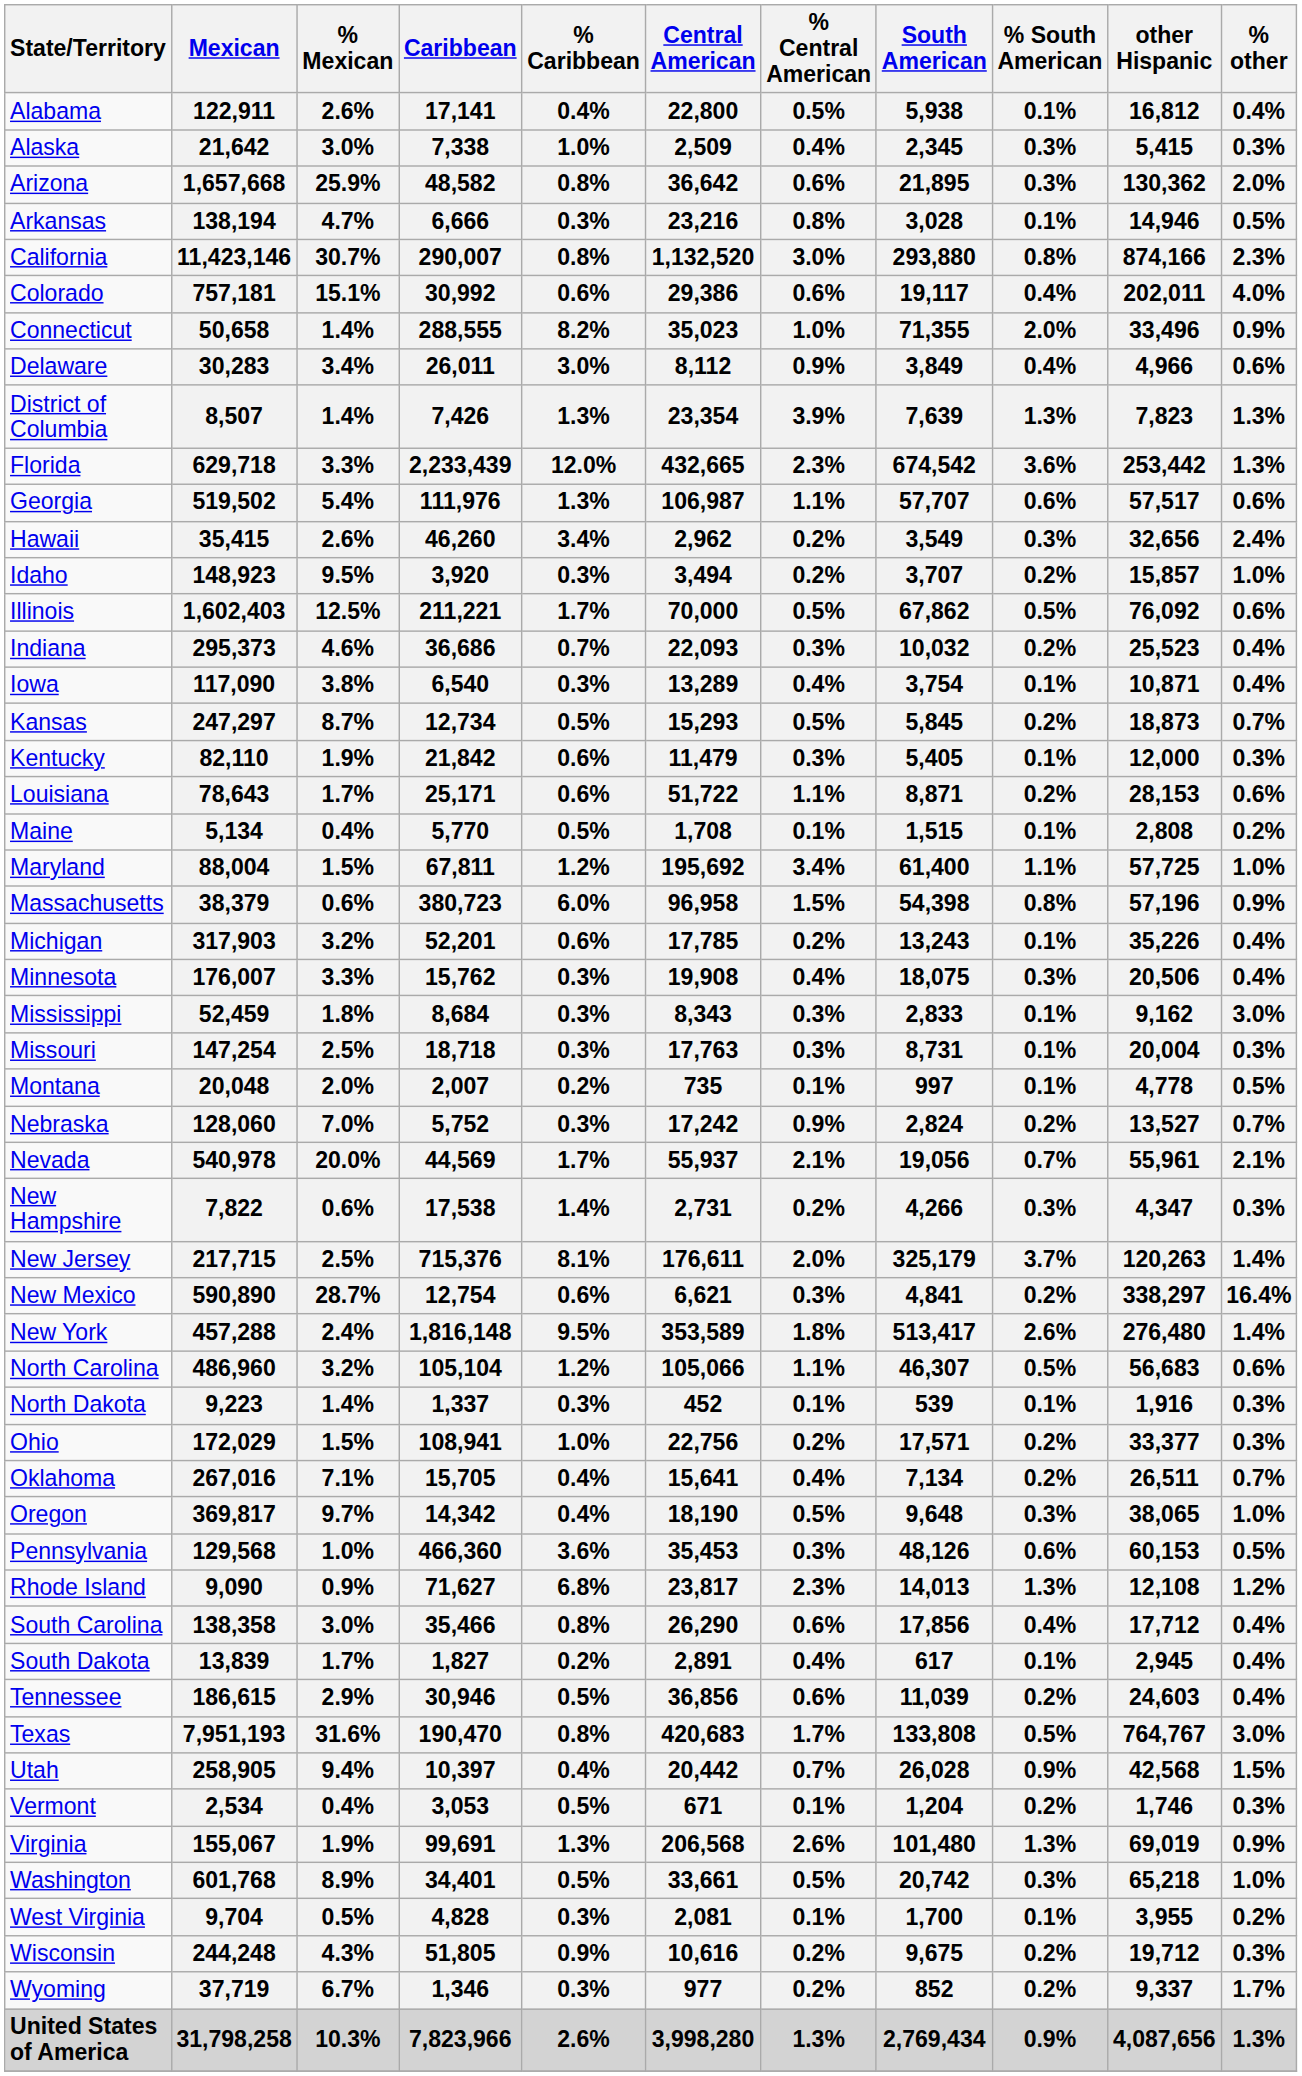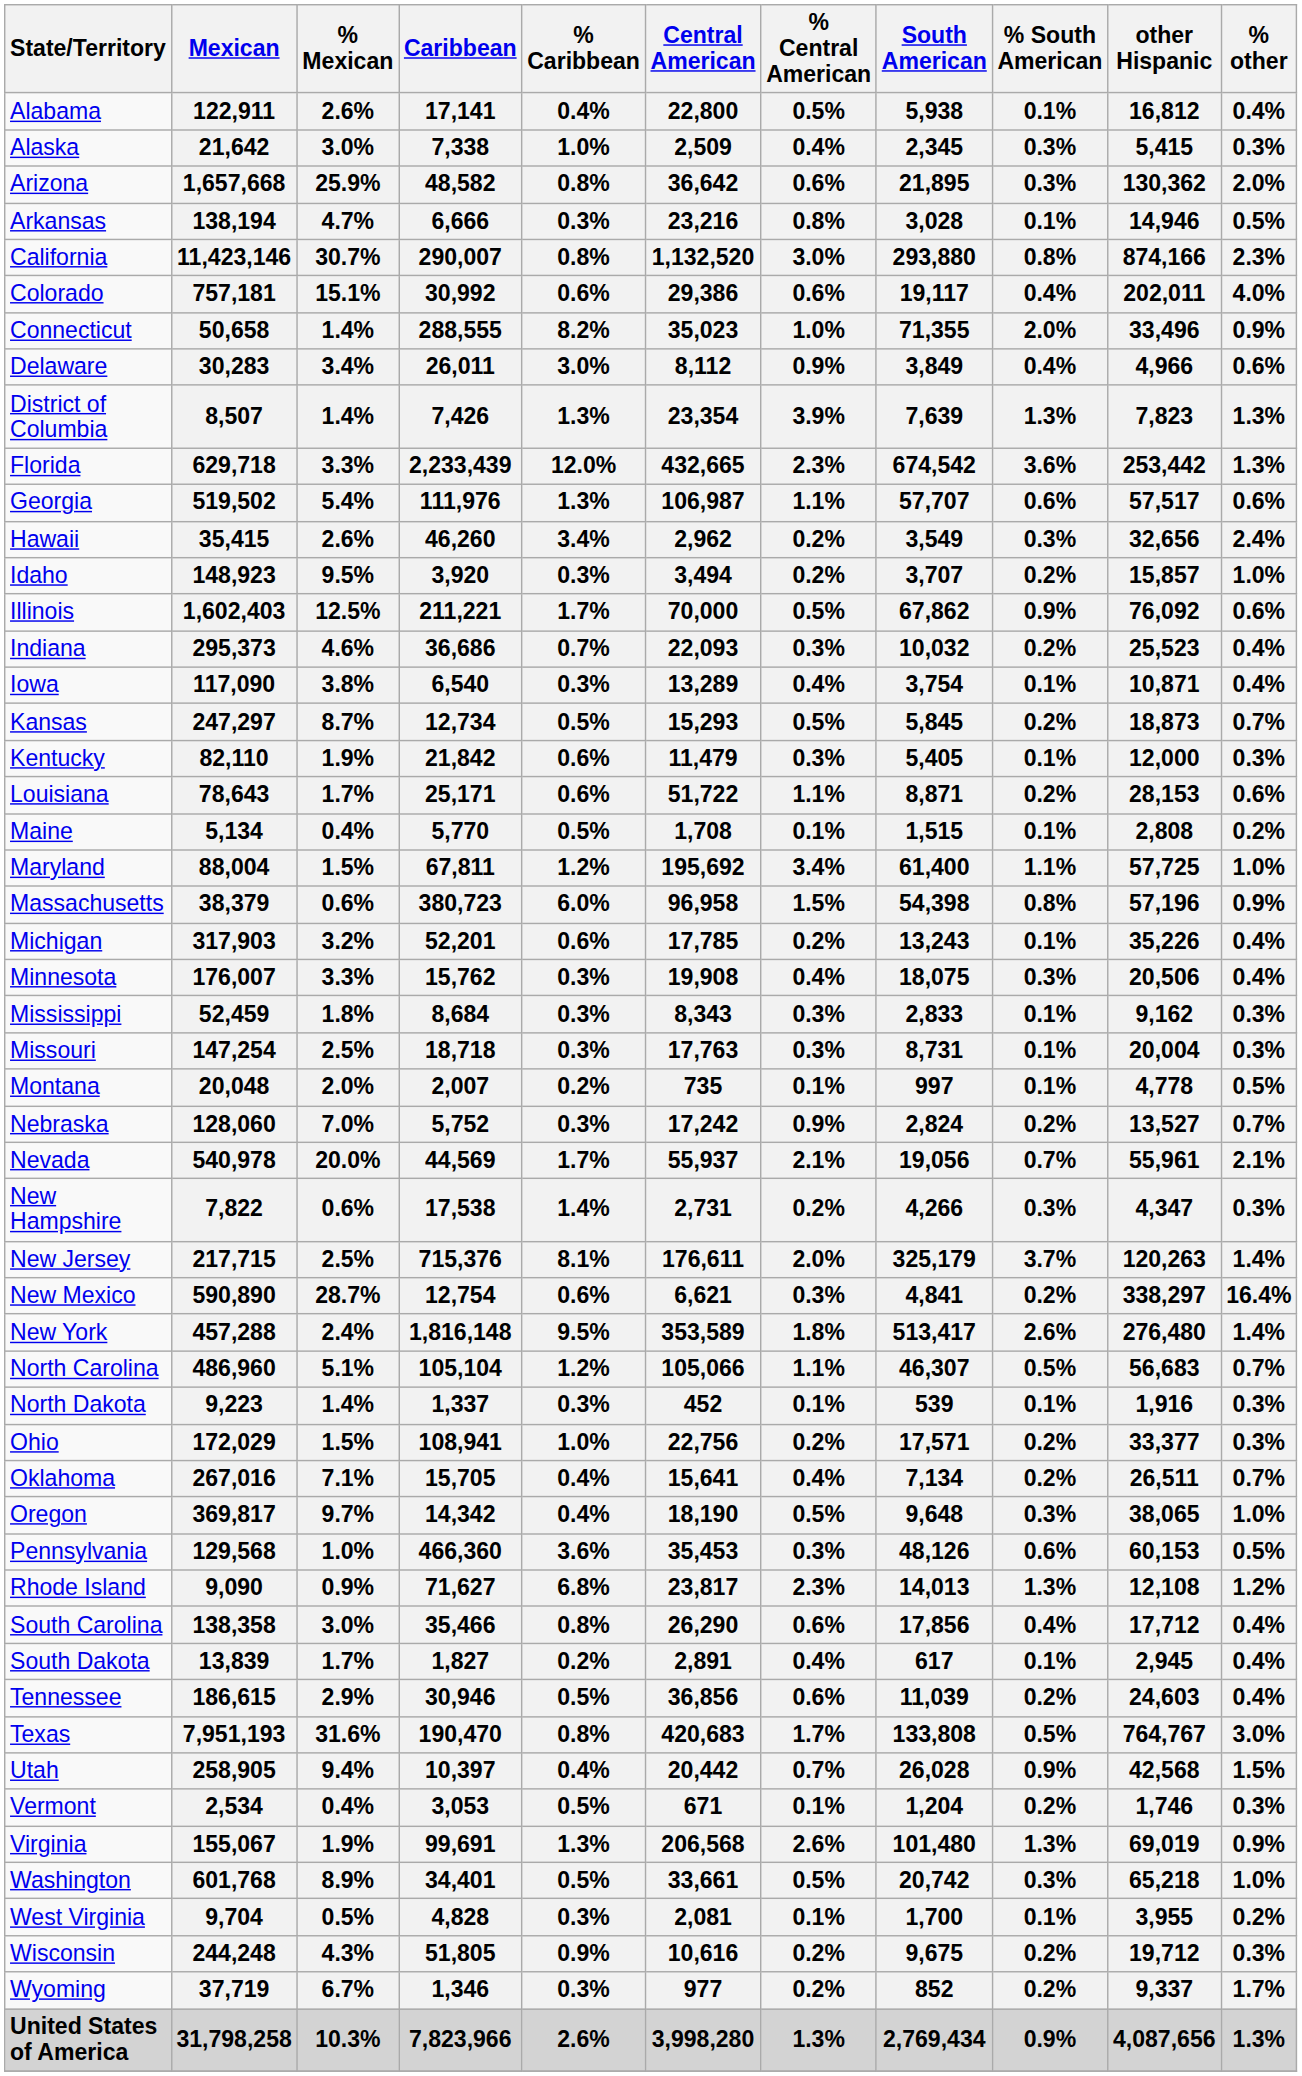(1050, 612) 0.5% -> (1050, 612) 0.9%
(1259, 1014) 3.0% -> (1259, 1014) 0.3%
(348, 1368) 3.2% -> (348, 1368) 5.1%
(1259, 1368) 0.6% -> (1259, 1368) 0.7%
